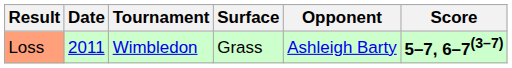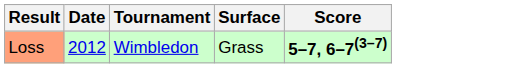- column: (342, 17)
(86, 47) 2011 -> (87, 47) 2012
